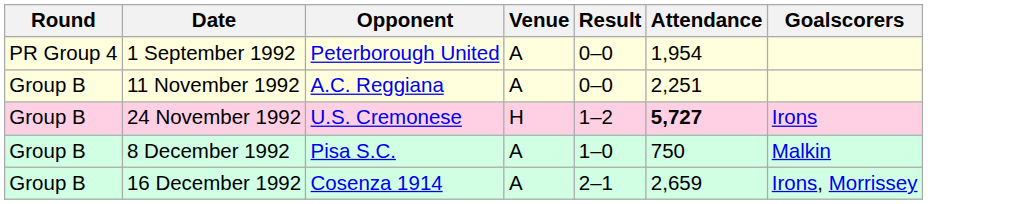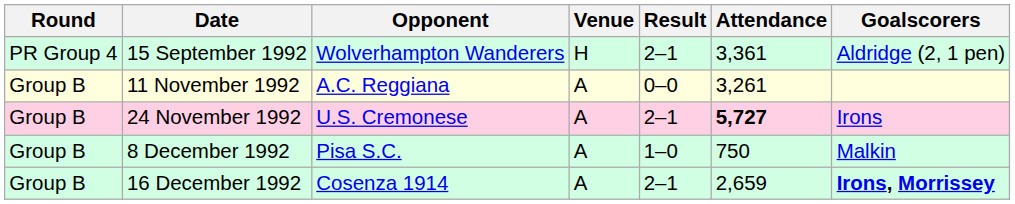- row: (211, 53)
+ row: (217, 53)
(676, 85) 2,251 -> (741, 85) 3,261
(516, 118) H -> (581, 118) A
(596, 118) 1–2 -> (661, 118) 2–1
(845, 183) normal -> (916, 183) bold
